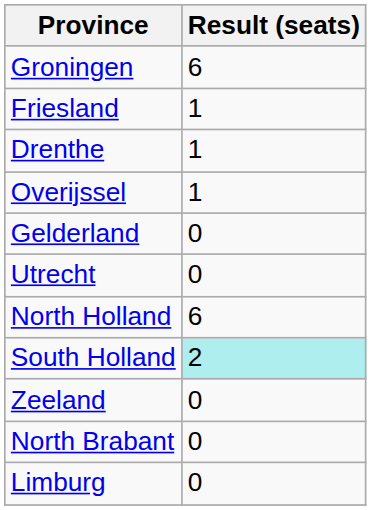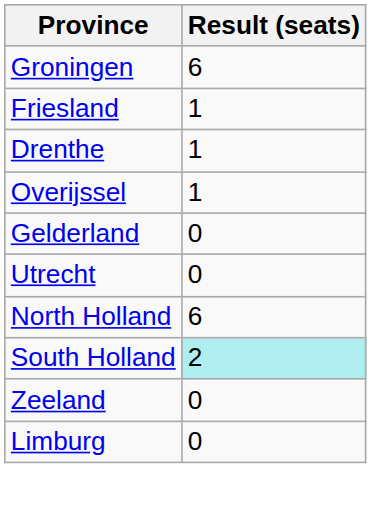- row: (93, 441)
